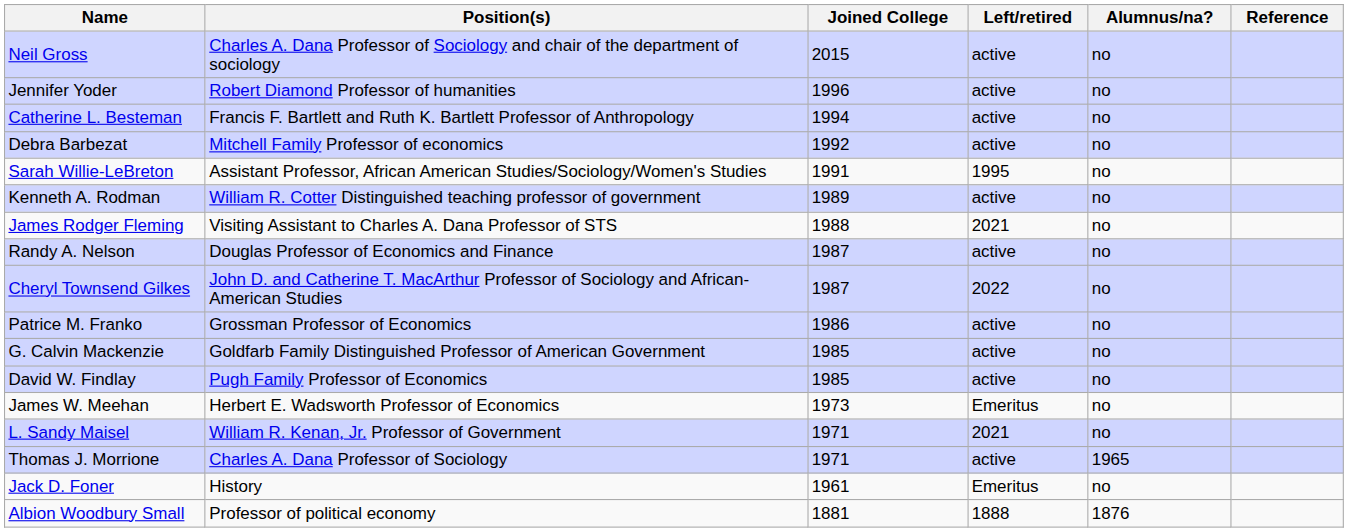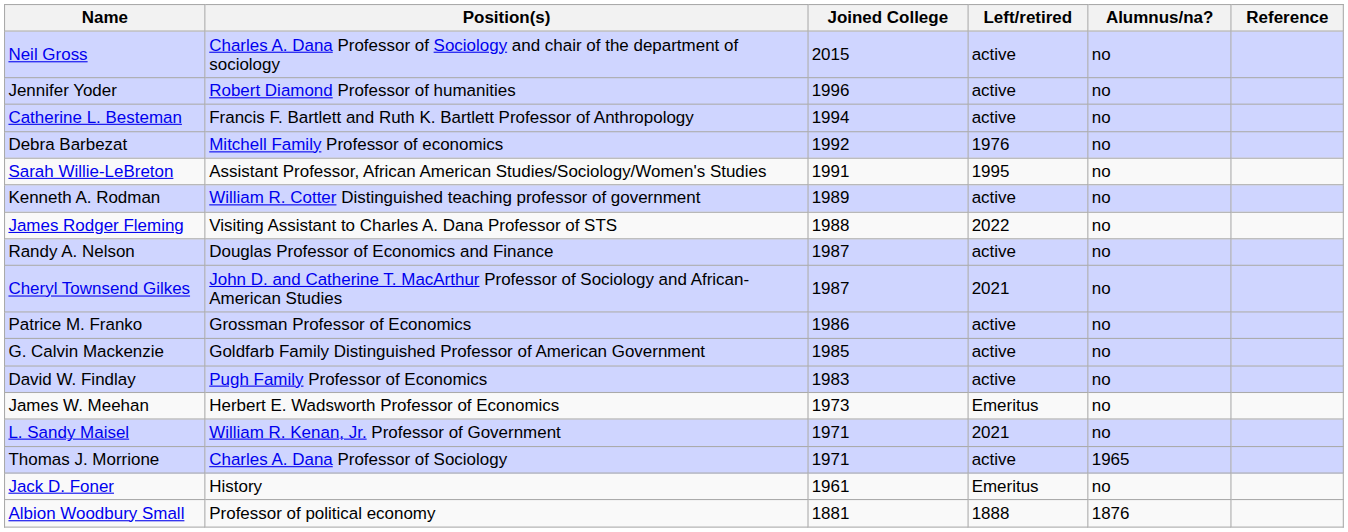(994, 144) active -> (991, 144) 1976
(991, 225) 2021 -> (991, 225) 2022
(991, 288) 2022 -> (991, 288) 2021
(831, 378) 1985 -> (831, 378) 1983
